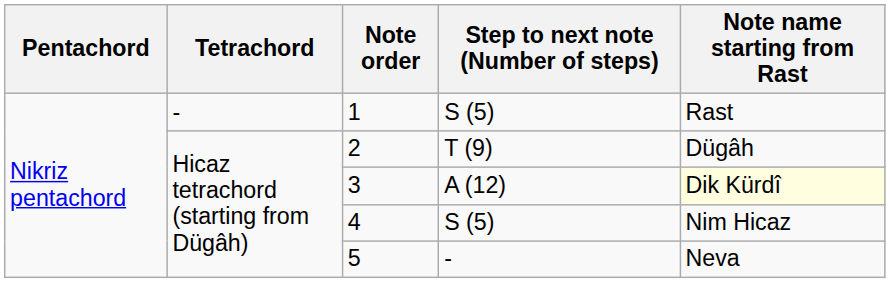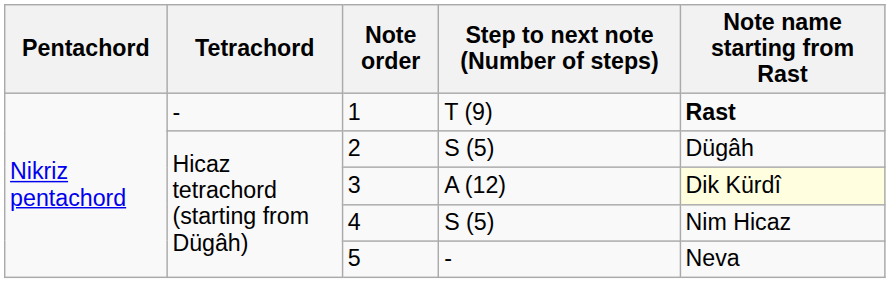(469, 111) S (5) -> (468, 111) T (9)
(709, 111) normal -> (711, 111) bold
(468, 148) T (9) -> (469, 148) S (5)
